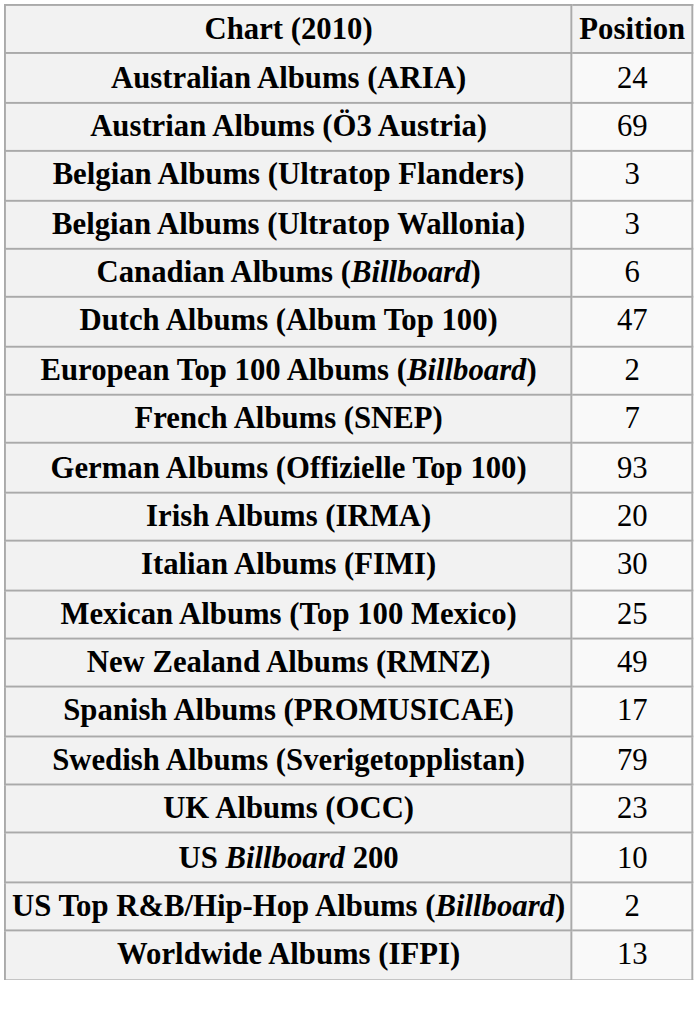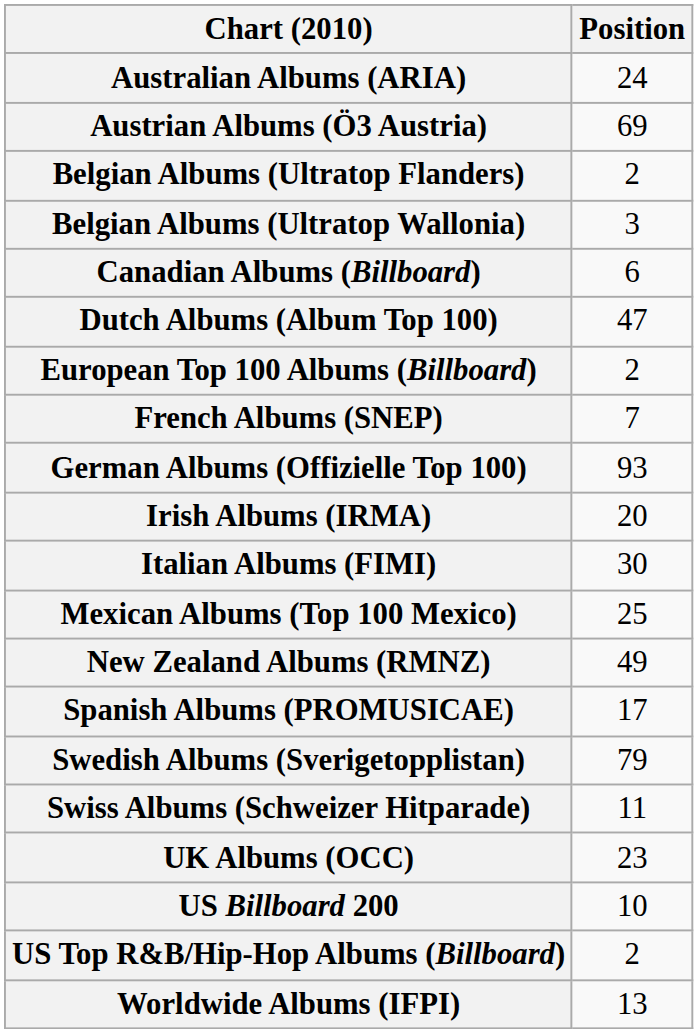(632, 175) 3 -> (632, 175) 2
+ row: (289, 808)
